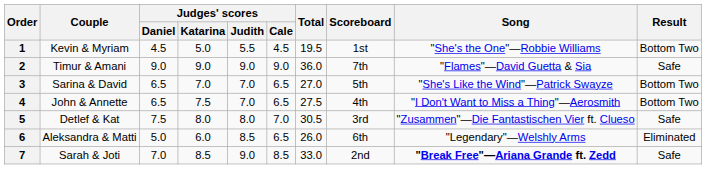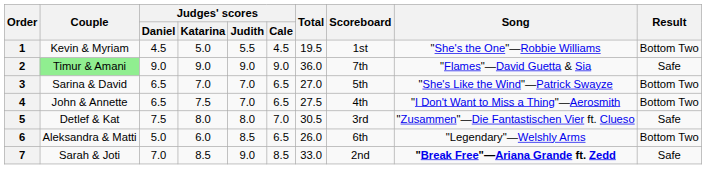(90, 66) no background -> (90, 66) lightgreen background
(669, 137) Eliminated -> (669, 137) Bottom Two
